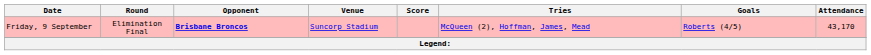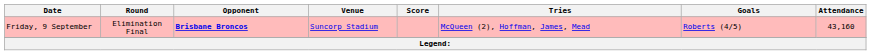(841, 27) 43,170 -> (841, 27) 43,160
